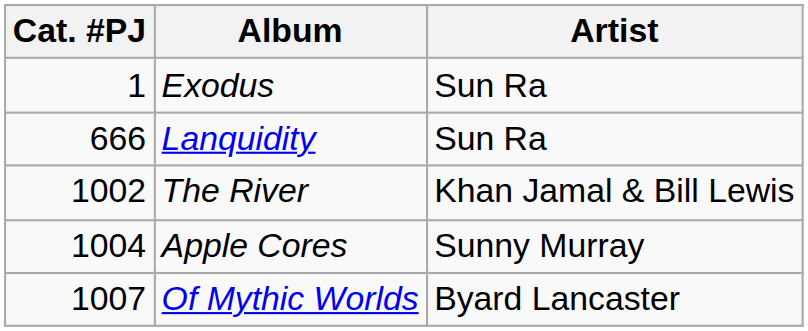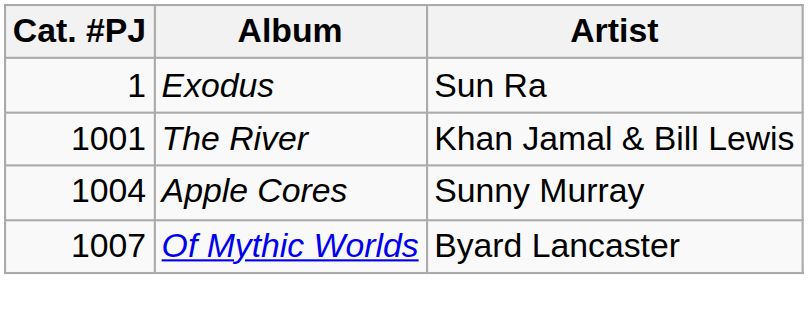- row: (239, 138)
(109, 191) 1002 -> (109, 138) 1001
